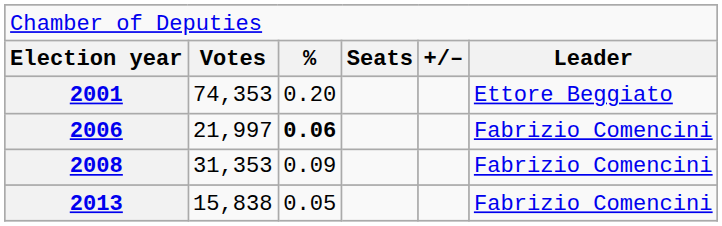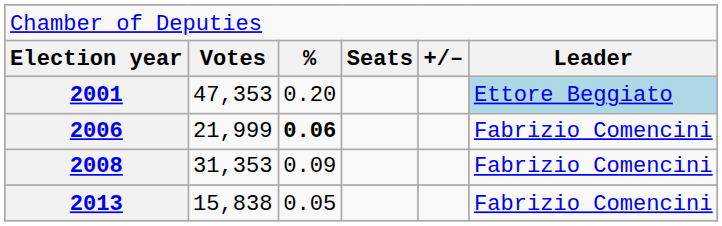(233, 95) 74,353 -> (233, 95) 47,353
(573, 95) no background -> (573, 95) lightblue background
(233, 131) 21,997 -> (233, 131) 21,999
